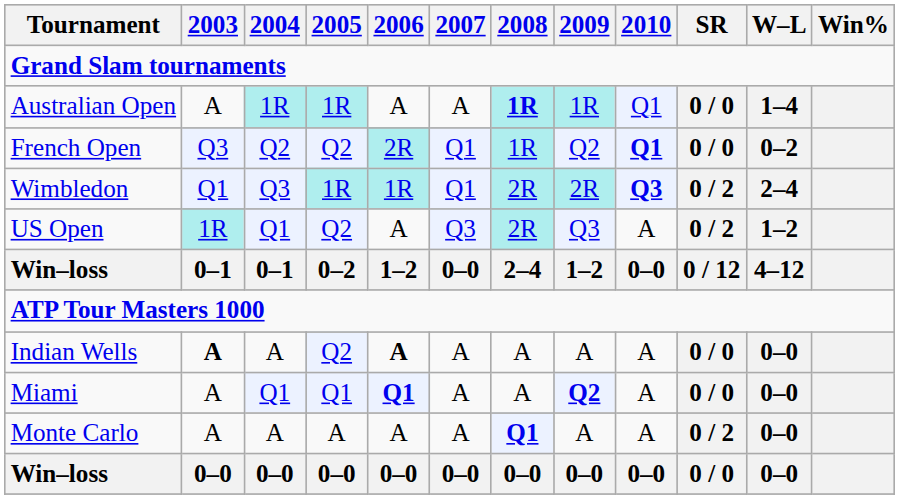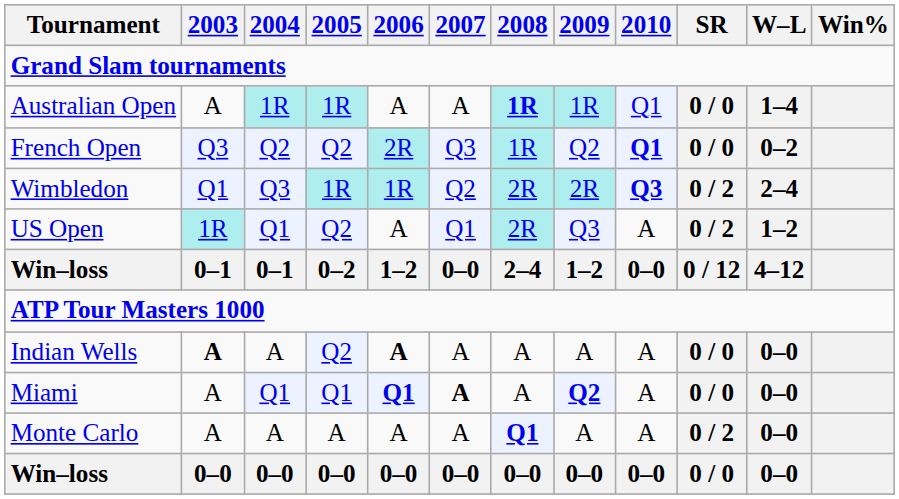(461, 146) Q1 -> (461, 146) Q3
(461, 187) Q1 -> (461, 187) Q2
(461, 228) Q3 -> (461, 228) Q1
(461, 391) normal -> (461, 391) bold
